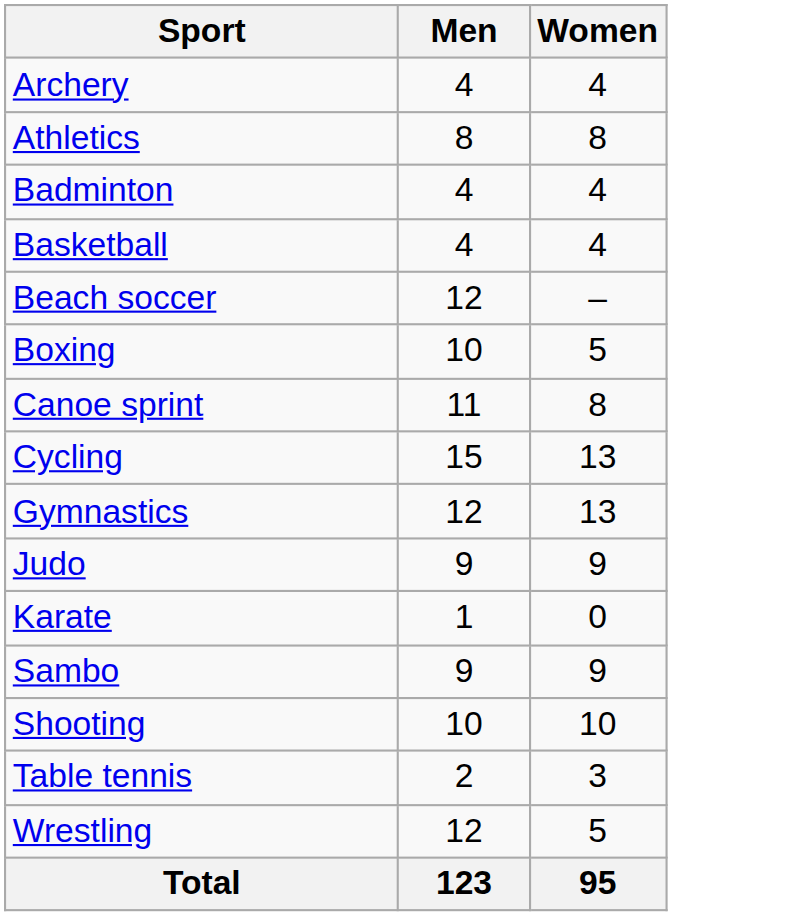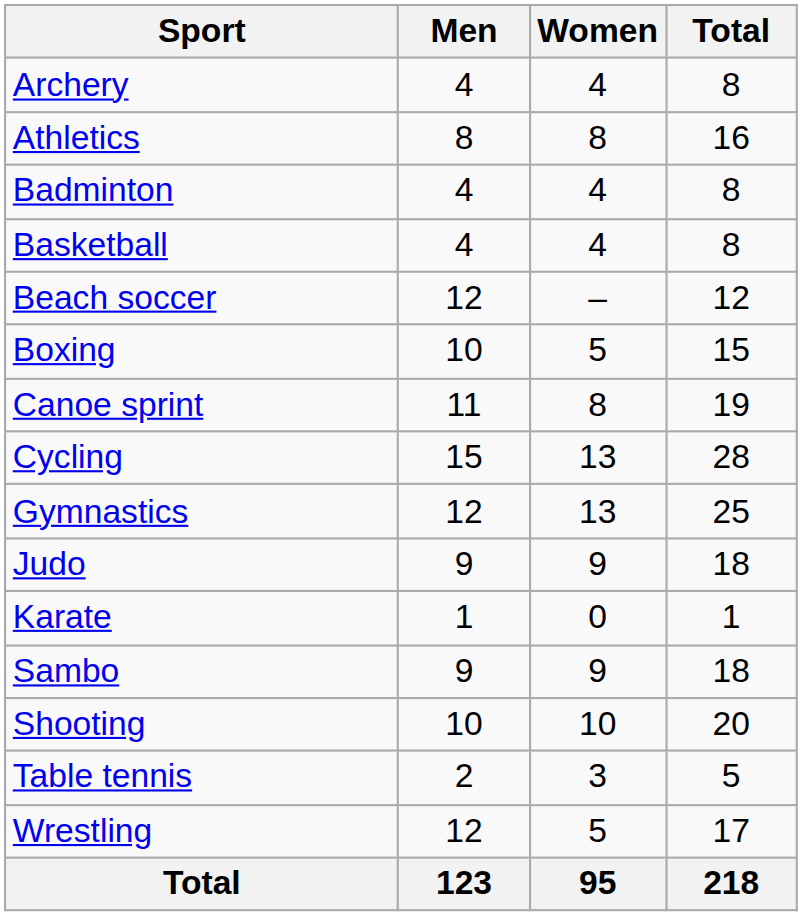+ column: (731, 31)
